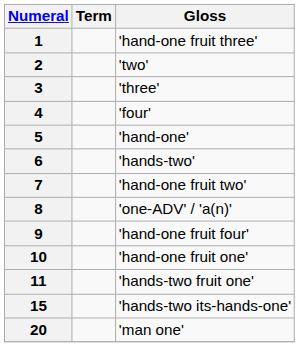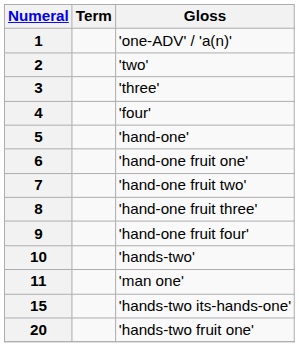(188, 40) 'hand-one fruit three' -> (175, 40) 'one-ADV' / 'a(n)'
(157, 161) 'hands-two' -> (183, 161) 'hand-one fruit one'
(175, 209) 'one-ADV' / 'a(n)' -> (188, 209) 'hand-one fruit three'
(183, 257) 'hand-one fruit one' -> (157, 257) 'hands-two'
(186, 281) 'hands-two fruit one' -> (151, 281) 'man one'
(151, 329) 'man one' -> (186, 329) 'hands-two fruit one'
